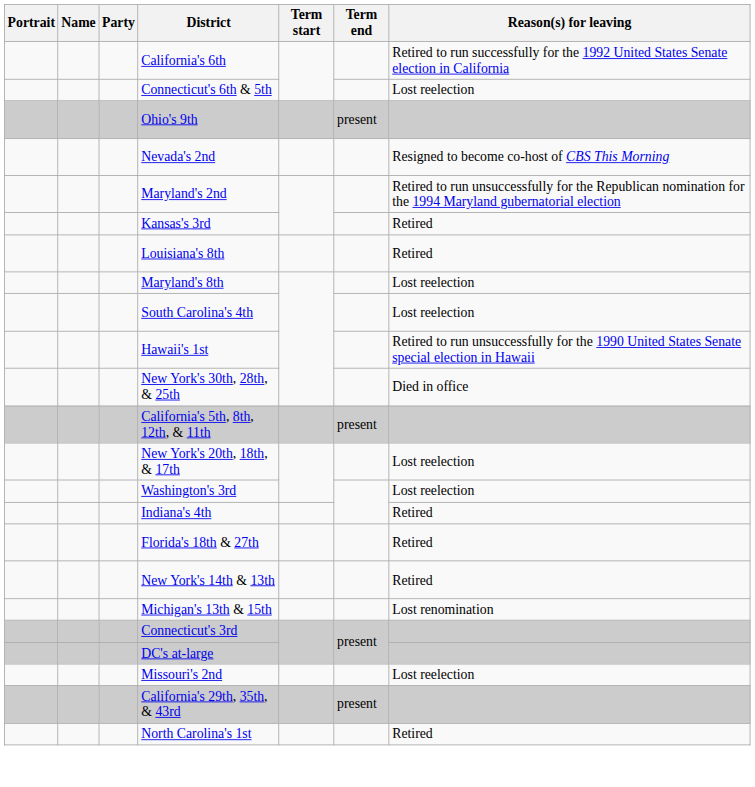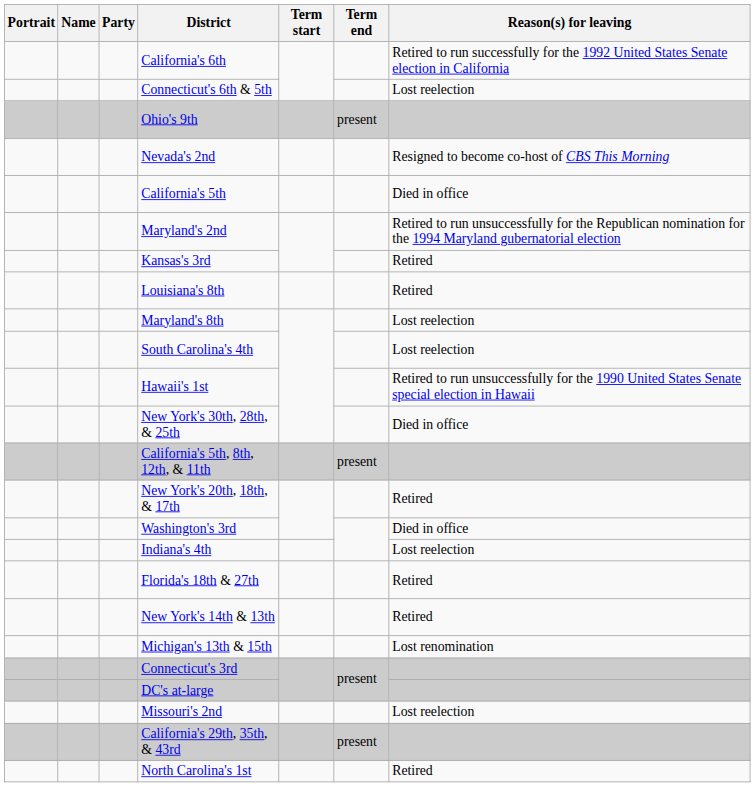+ row: (184, 194)
(433, 461) Lost reelection -> (412, 498) Retired
(433, 491) Lost reelection -> (430, 528) Died in office
(412, 513) Retired -> (433, 550) Lost reelection
